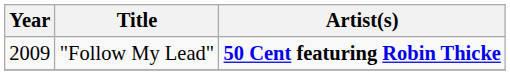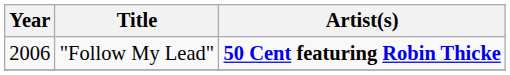(30, 53) 2009 -> (30, 53) 2006
